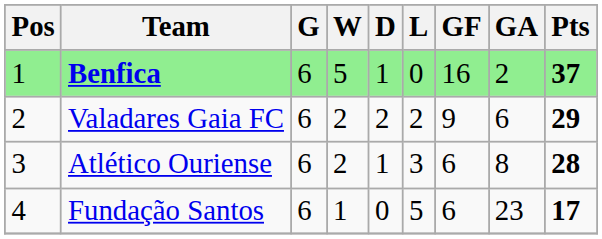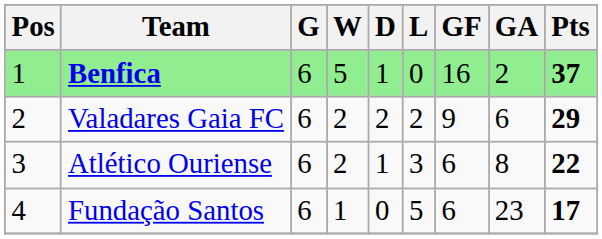(566, 164) 28 -> (566, 164) 22
